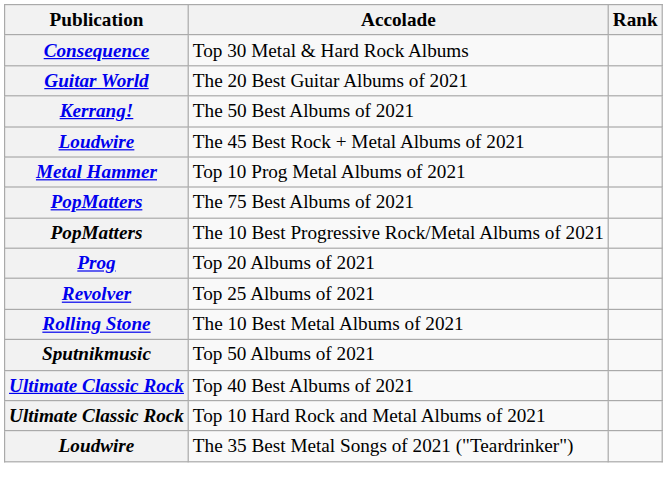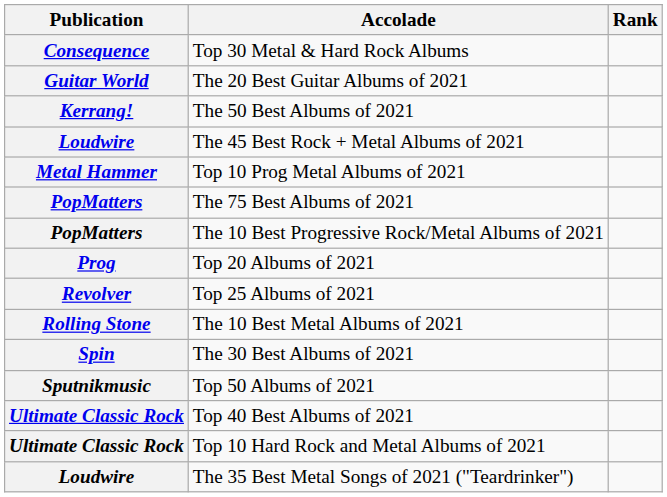+ row: (303, 354)
